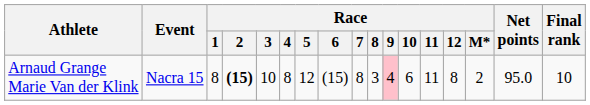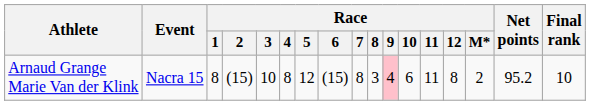(240, 78) bold -> (240, 78) normal
(518, 78) 95.0 -> (518, 78) 95.2
